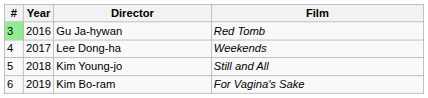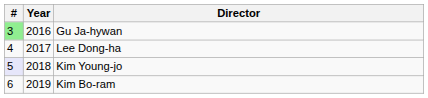- column: (317, 13)
(10, 66) no background -> (10, 66) lavender background
